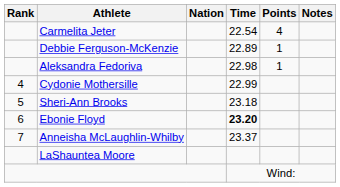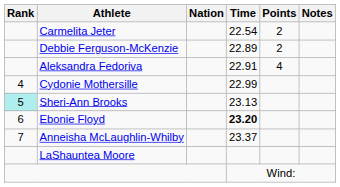(279, 31) 4 -> (279, 31) 2
(279, 48) 1 -> (279, 48) 2
(243, 66) 22.98 -> (243, 66) 22.91
(279, 66) 1 -> (279, 66) 4
(21, 102) no background -> (21, 102) paleturquoise background
(243, 102) 23.18 -> (243, 102) 23.13
